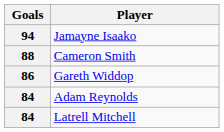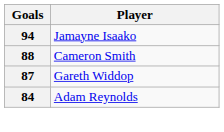(28, 76) 86 -> (28, 76) 87
- row: (95, 117)
